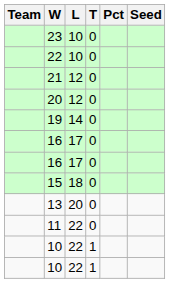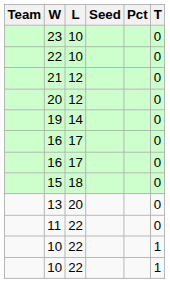columns swapped: (93, 15) <-> (146, 15)
